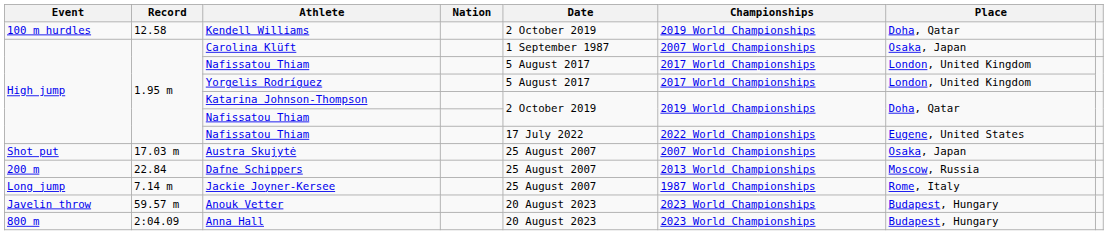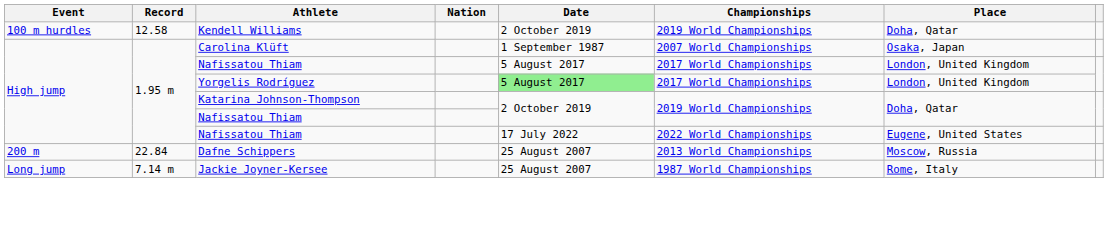(548, 83) no background -> (543, 83) lightgreen background
- row: (33, 152)
- row: (49, 204)
- row: (23, 222)
